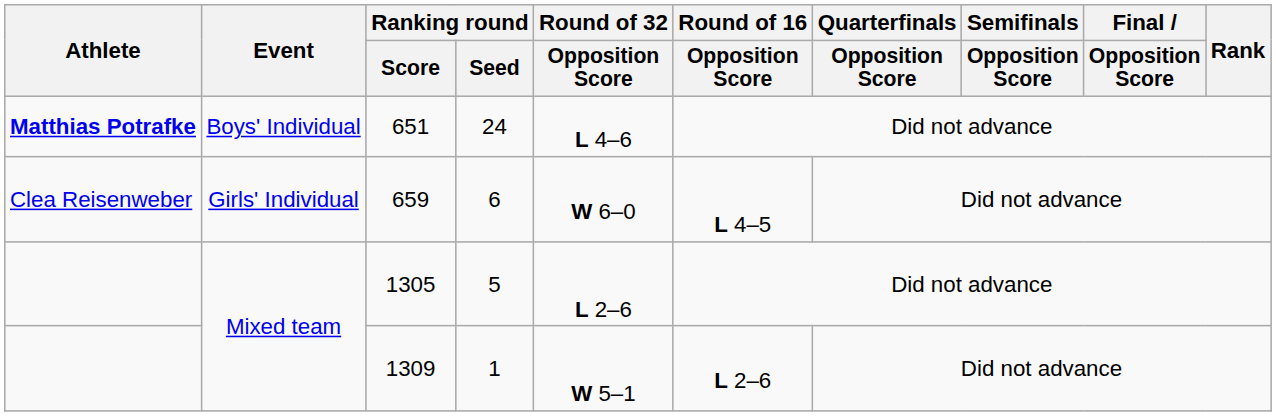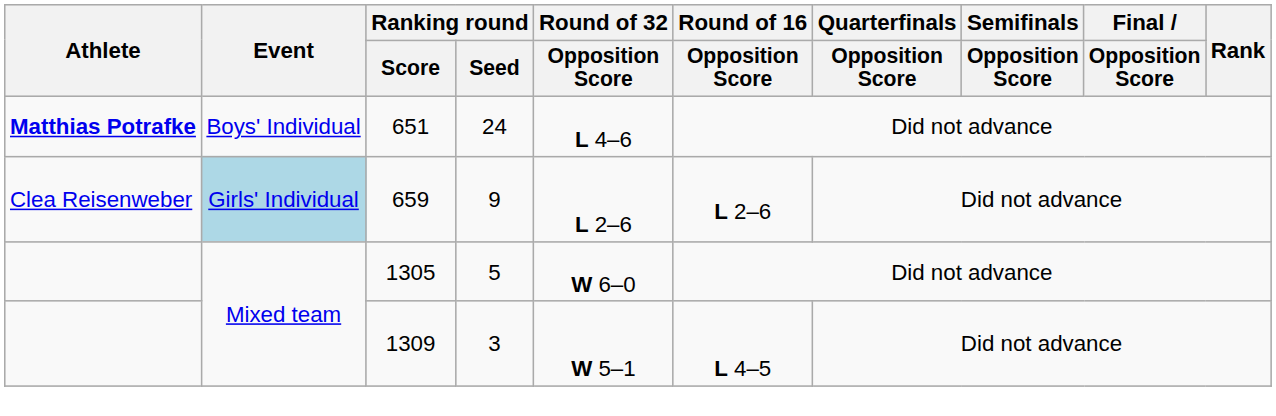(284, 199) no background -> (284, 199) lightblue background
(494, 199) 6 -> (494, 199) 9
(603, 212) W 6–0 -> (603, 224) L 2–6
(743, 224) L 4–5 -> (743, 212) L 2–6
(603, 309) L 2–6 -> (603, 284) W 6–0
(494, 369) 1 -> (494, 344) 3
(743, 382) L 2–6 -> (743, 369) L 4–5
